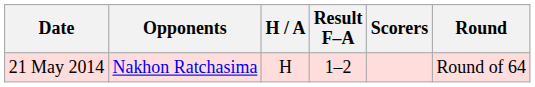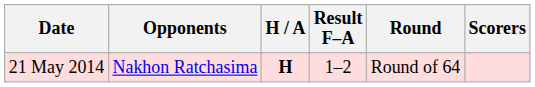columns swapped: (399, 28) <-> (481, 28)
(286, 67) normal -> (285, 67) bold
